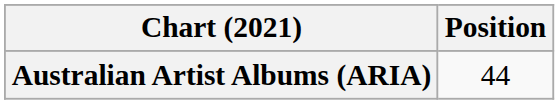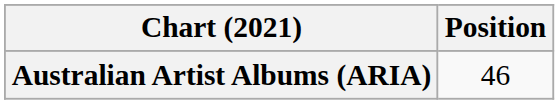(496, 74) 44 -> (496, 74) 46
